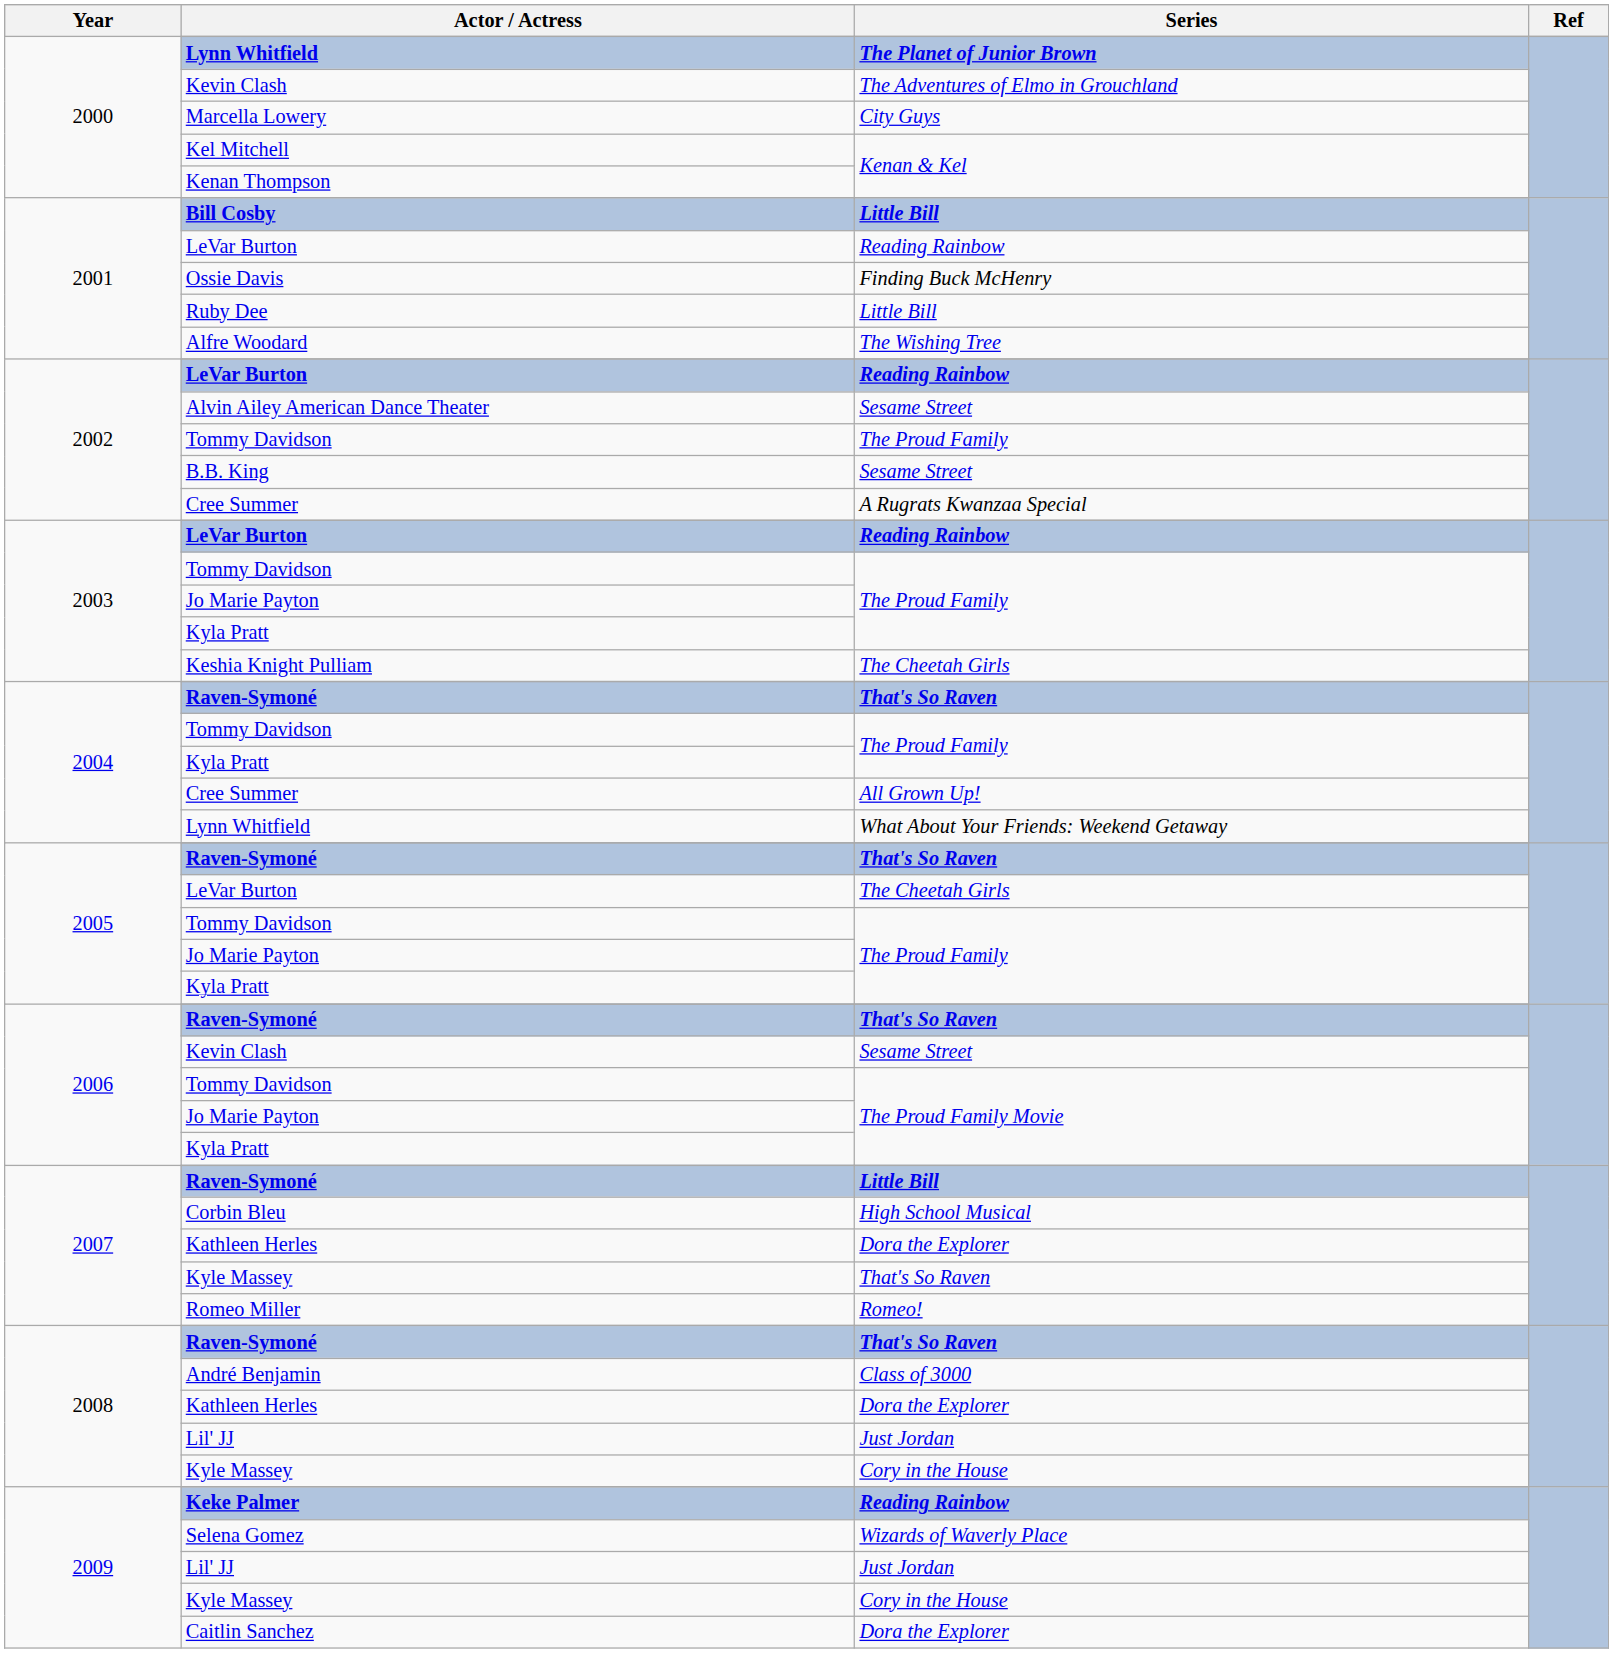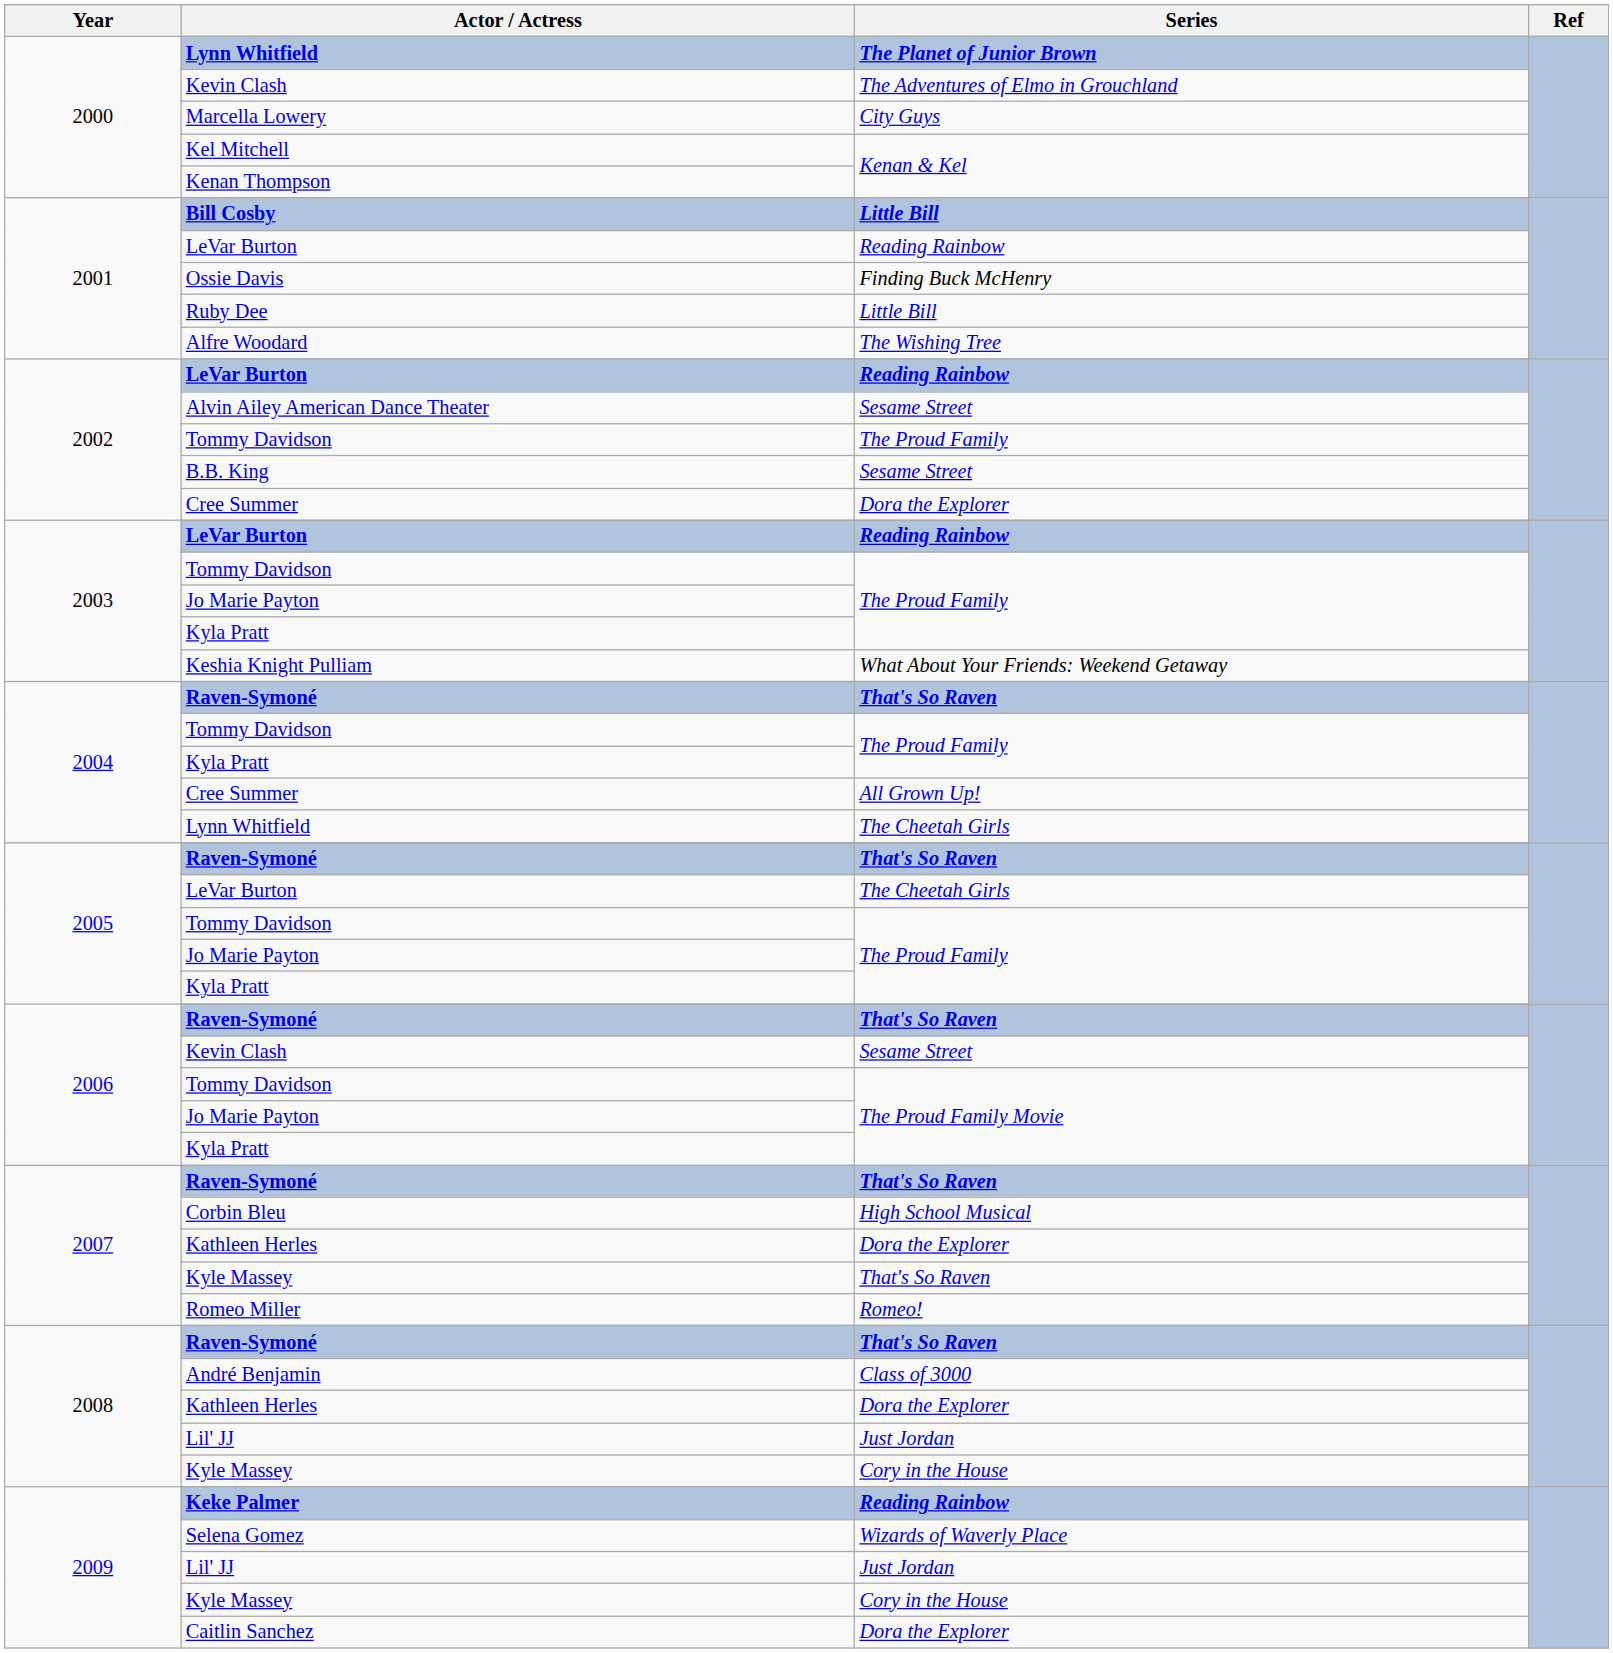(973, 504) A Rugrats Kwanzaa Special -> (934, 504) Dora the Explorer
(934, 665) The Cheetah Girls -> (1043, 665) What About Your Friends: Weekend Getaway
(1043, 826) What About Your Friends: Weekend Getaway -> (934, 826) The Cheetah Girls
(899, 1180) Little Bill -> (928, 1180) That's So Raven
